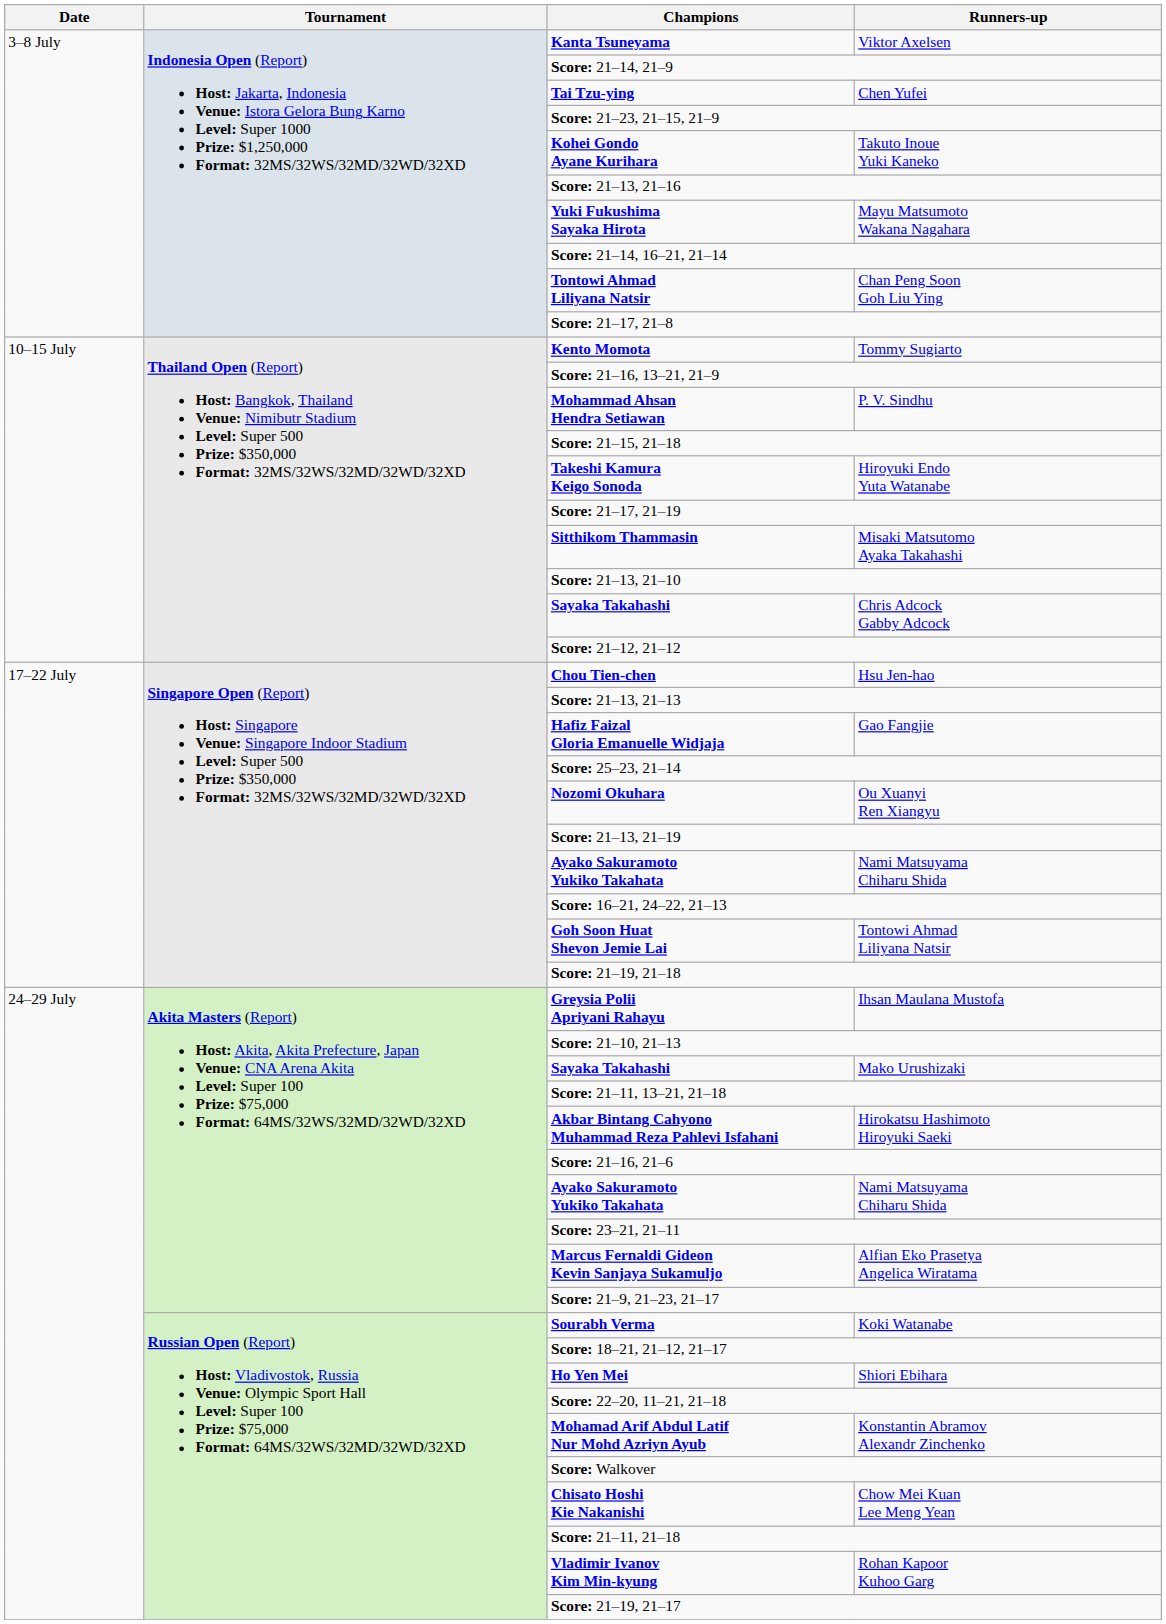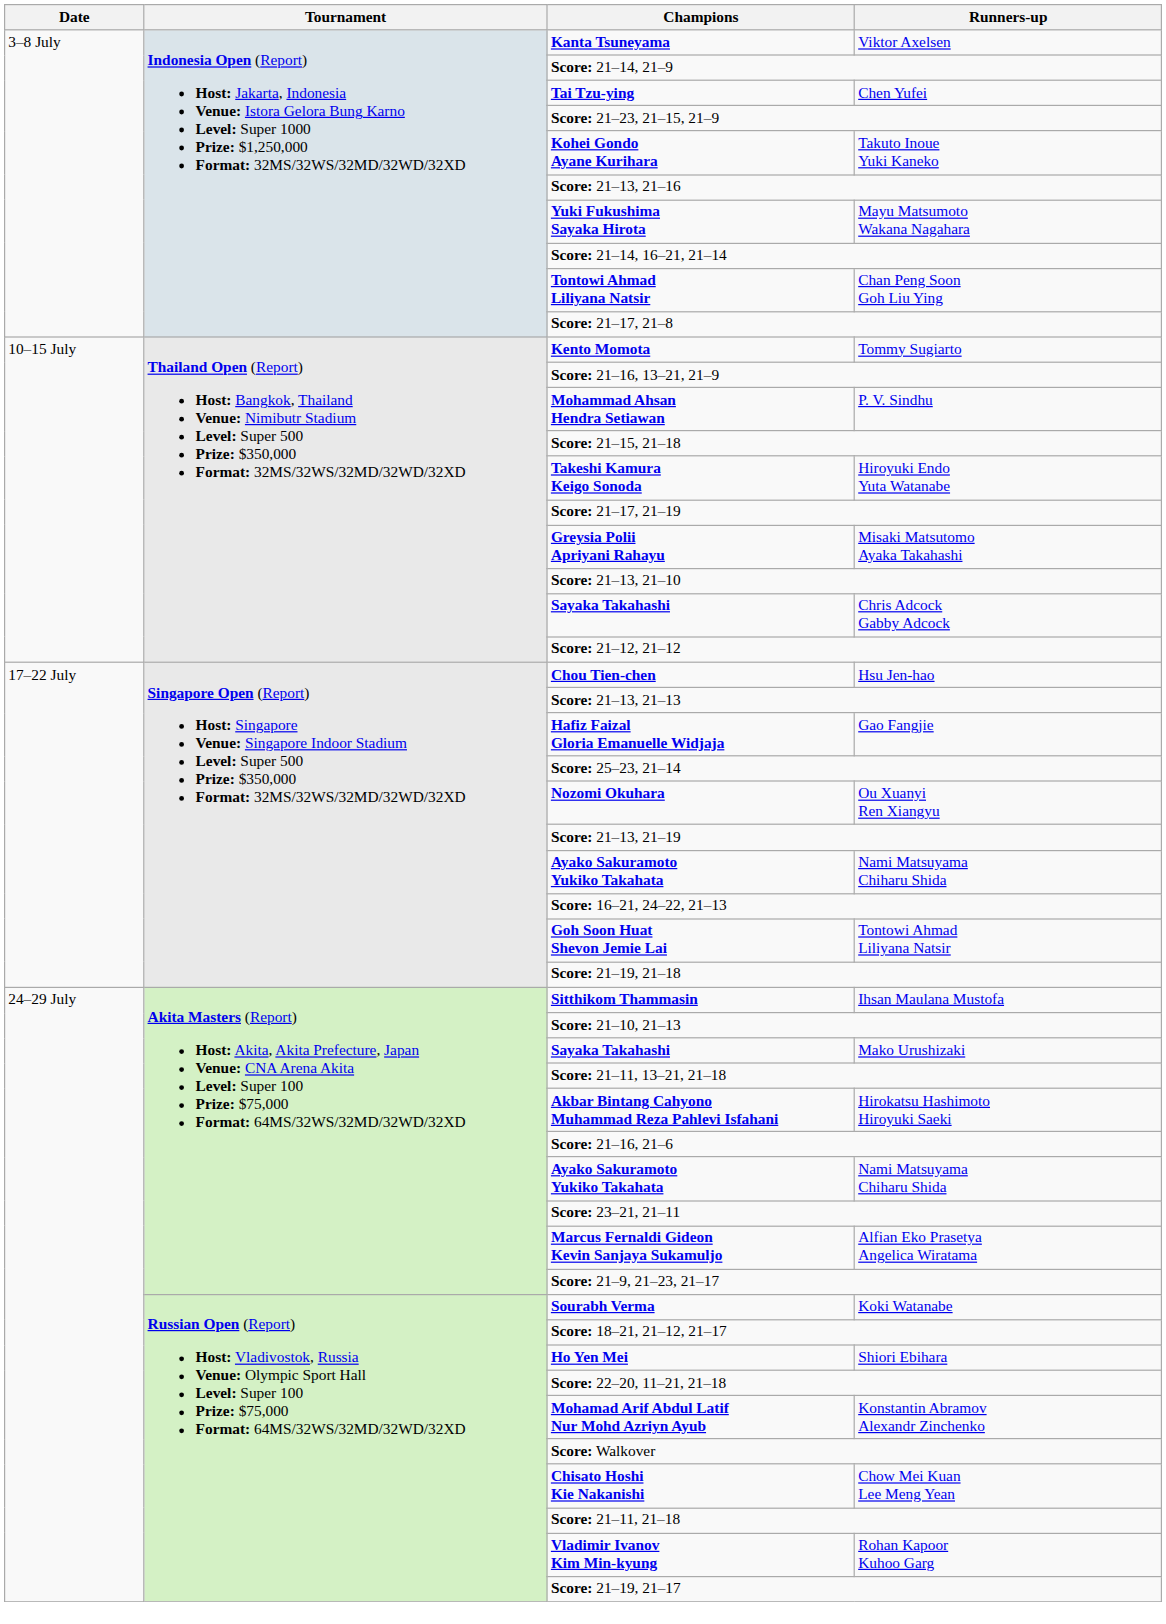(624, 537) Sitthikom Thammasin -> (608, 546) Greysia Polii Apriyani Rahayu
(608, 1008) Greysia Polii Apriyani Rahayu -> (624, 999) Sitthikom Thammasin
